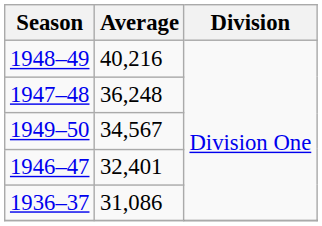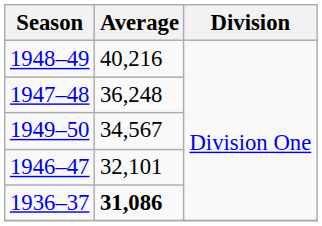(131, 166) 32,401 -> (131, 166) 32,101
(131, 202) normal -> (131, 202) bold
